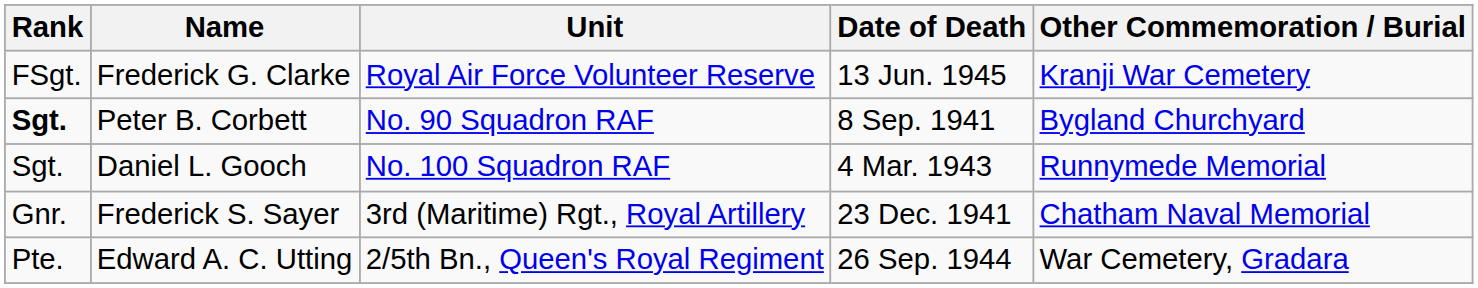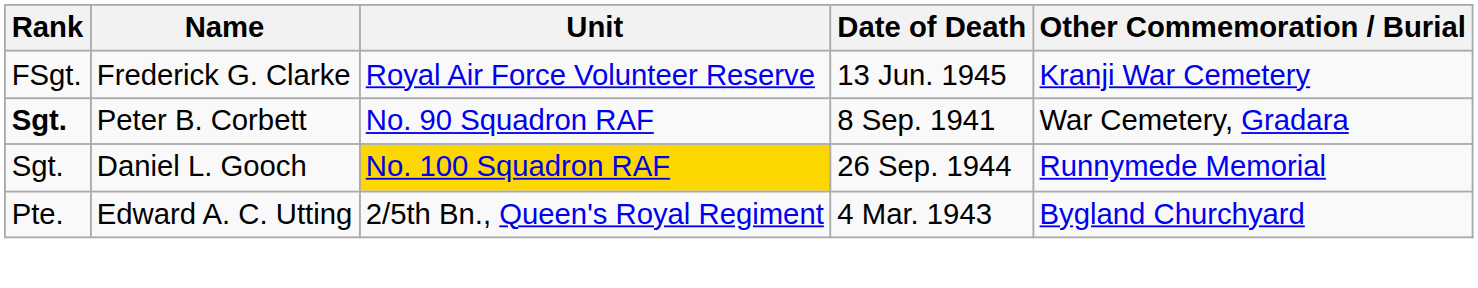(1172, 120) Bygland Churchyard -> (1194, 120) War Cemetery, Gradara
(518, 167) no background -> (518, 167) gold background
(915, 167) 4 Mar. 1943 -> (924, 167) 26 Sep. 1944
- row: (218, 213)
(924, 259) 26 Sep. 1944 -> (915, 213) 4 Mar. 1943
(1194, 259) War Cemetery, Gradara -> (1172, 213) Bygland Churchyard
